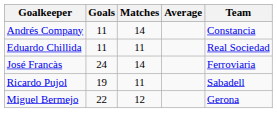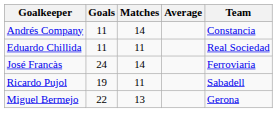(140, 99) 12 -> (140, 99) 13
